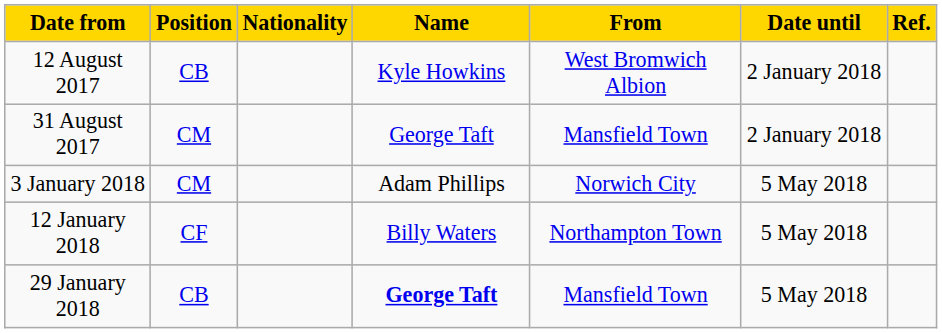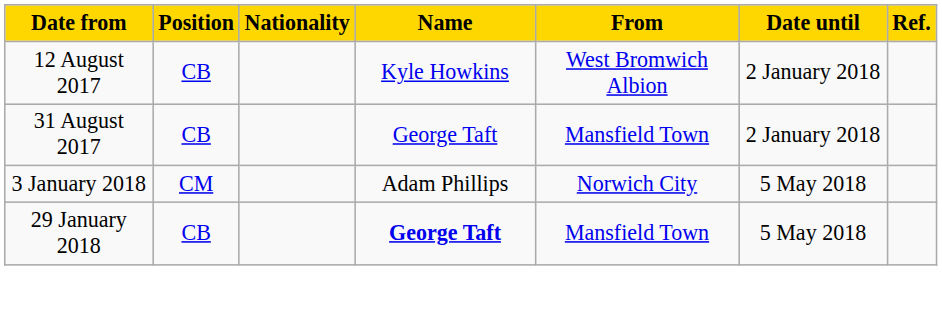(194, 134) CM -> (196, 134) CB
- row: (78, 233)
